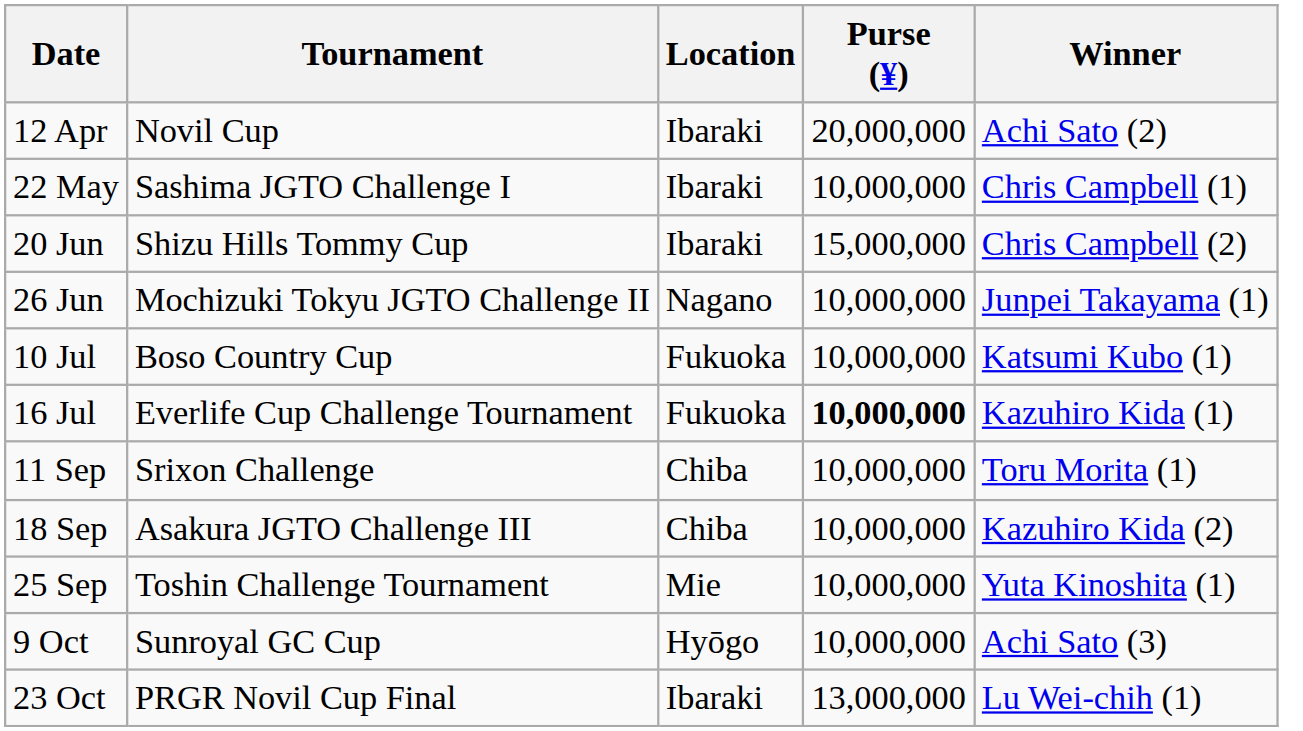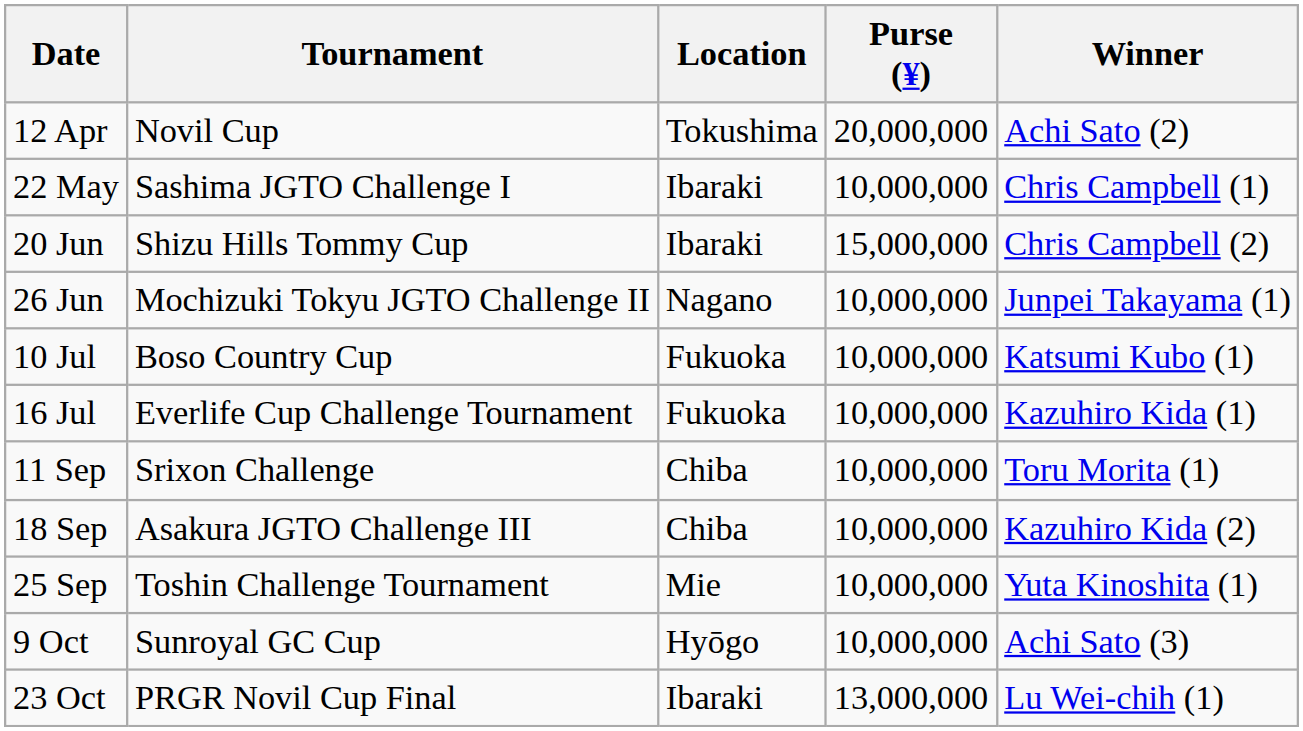(714, 130) Ibaraki -> (742, 130) Tokushima
(889, 413) bold -> (911, 413) normal
